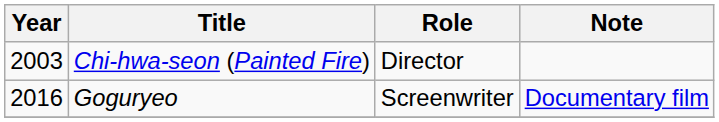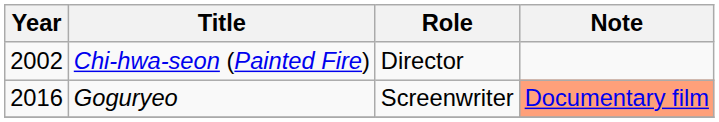(37, 60) 2003 -> (37, 60) 2002
(617, 98) no background -> (617, 98) lightsalmon background
